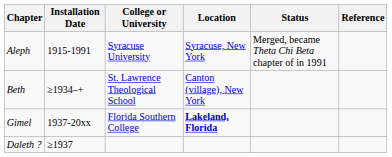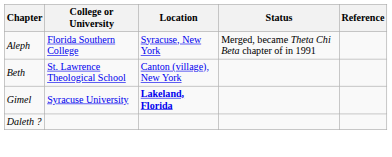- column: (75, 18)
(129, 51) Syracuse University -> (81, 45) Florida Southern College
(142, 122) Florida Southern College -> (88, 100) Syracuse University
